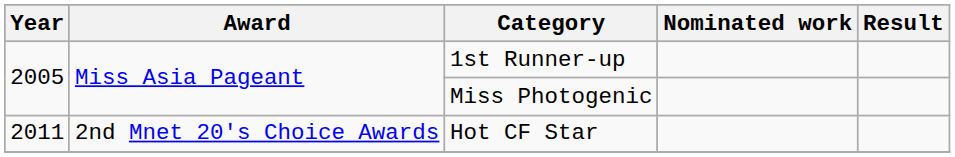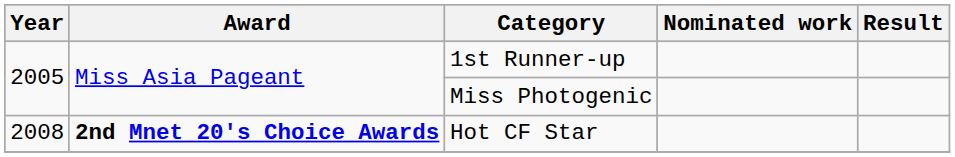(37, 133) 2011 -> (37, 133) 2008
(257, 133) normal -> (257, 133) bold
